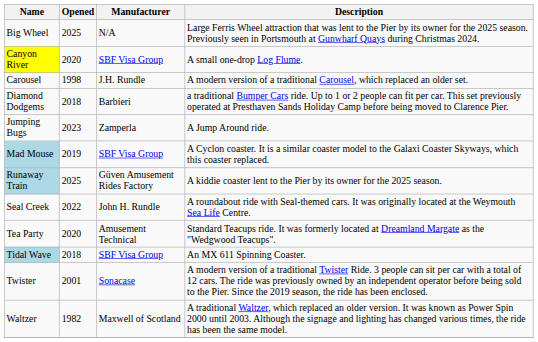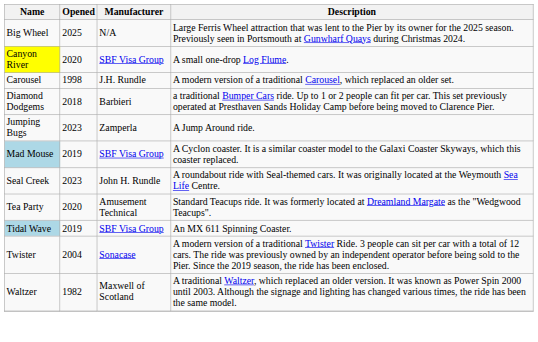- row: (25, 180)
(71, 207) 2022 -> (72, 180) 2023
(71, 254) 2018 -> (72, 228) 2019
(71, 281) 2001 -> (72, 254) 2004
